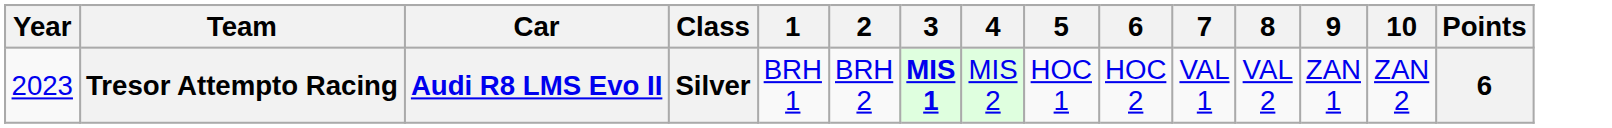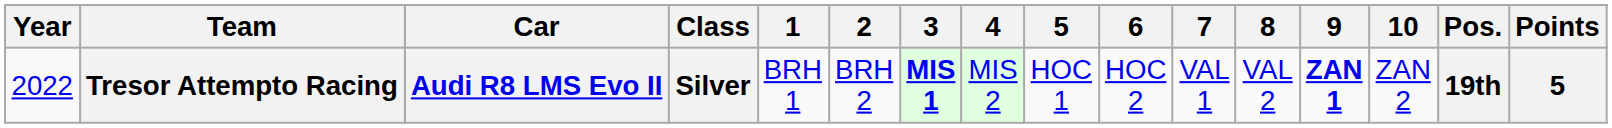+ column: (1473, 26)
(42, 85) 2023 -> (42, 85) 2022
(1333, 85) normal -> (1334, 85) bold
(1484, 85) 6 -> (1557, 85) 5
